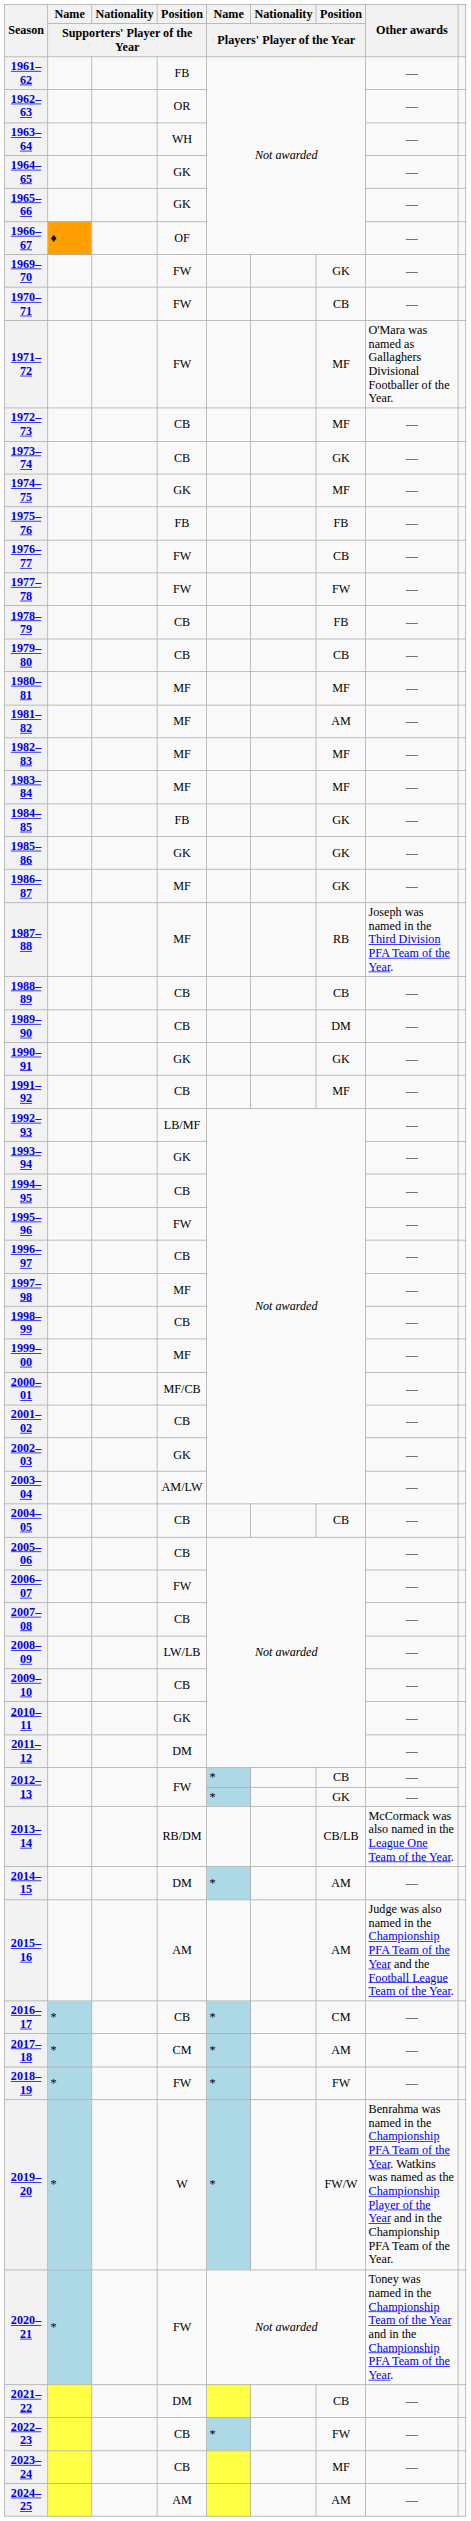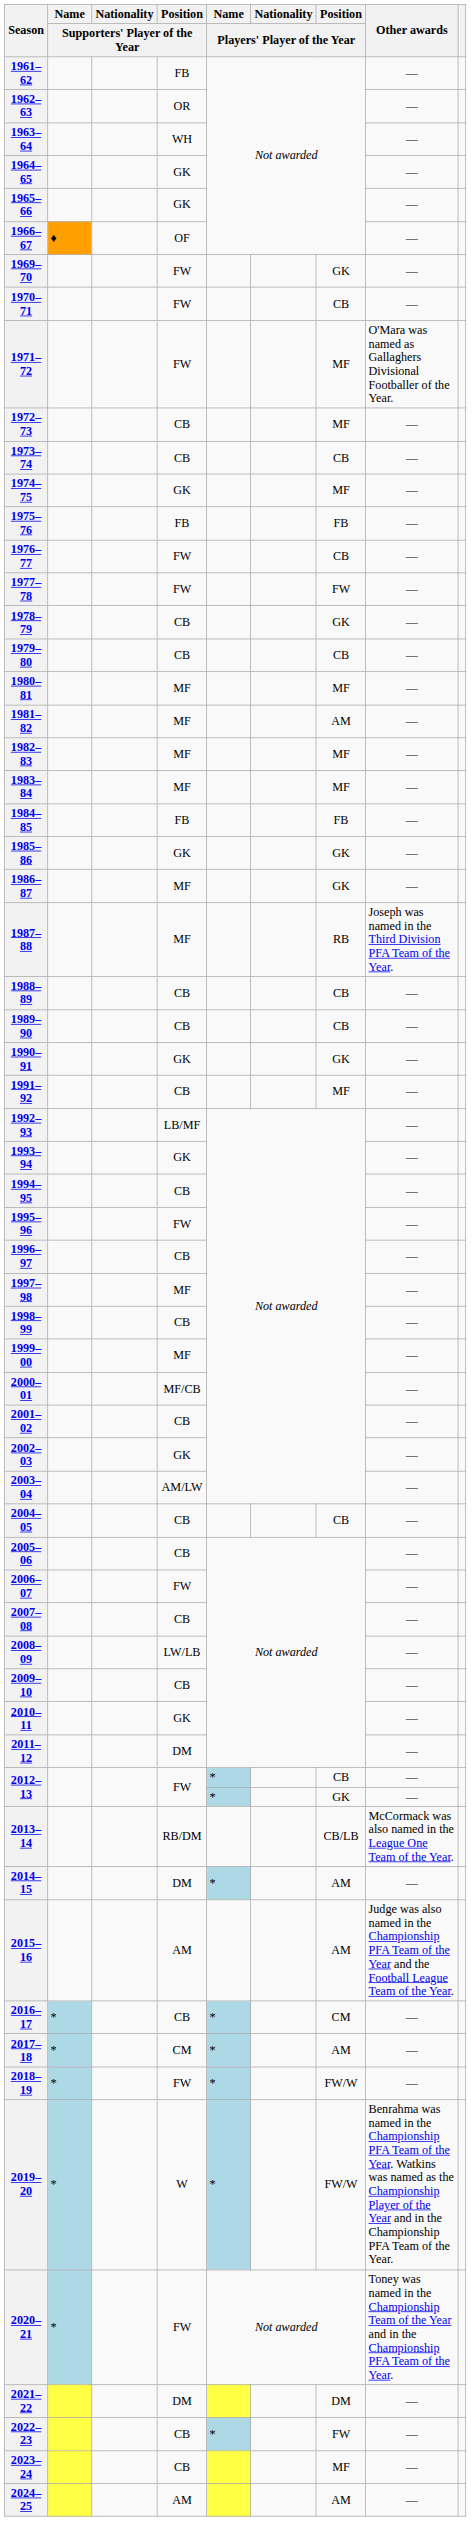(341, 457) GK -> (341, 457) CB
(341, 622) FB -> (341, 622) GK
(341, 820) GK -> (341, 820) FB
(341, 1026) DM -> (341, 1026) CB
(341, 2083) FW -> (341, 2083) FW/W
(341, 2401) CB -> (341, 2401) DM
